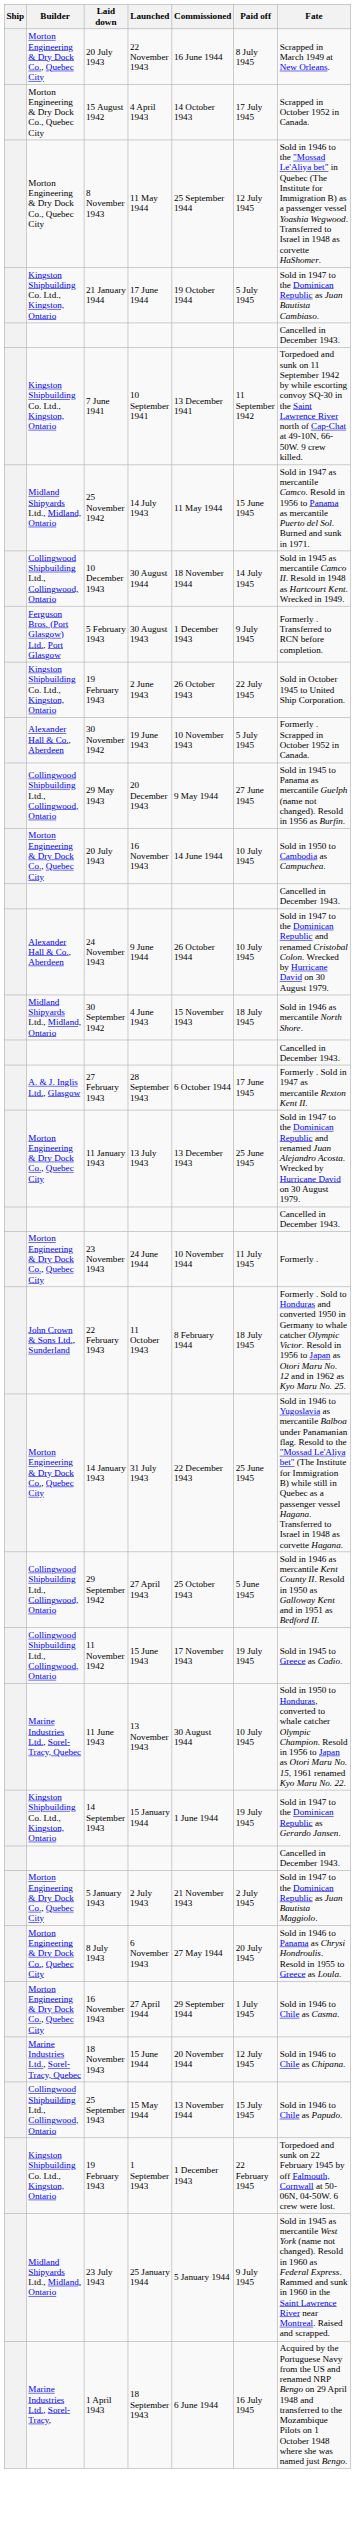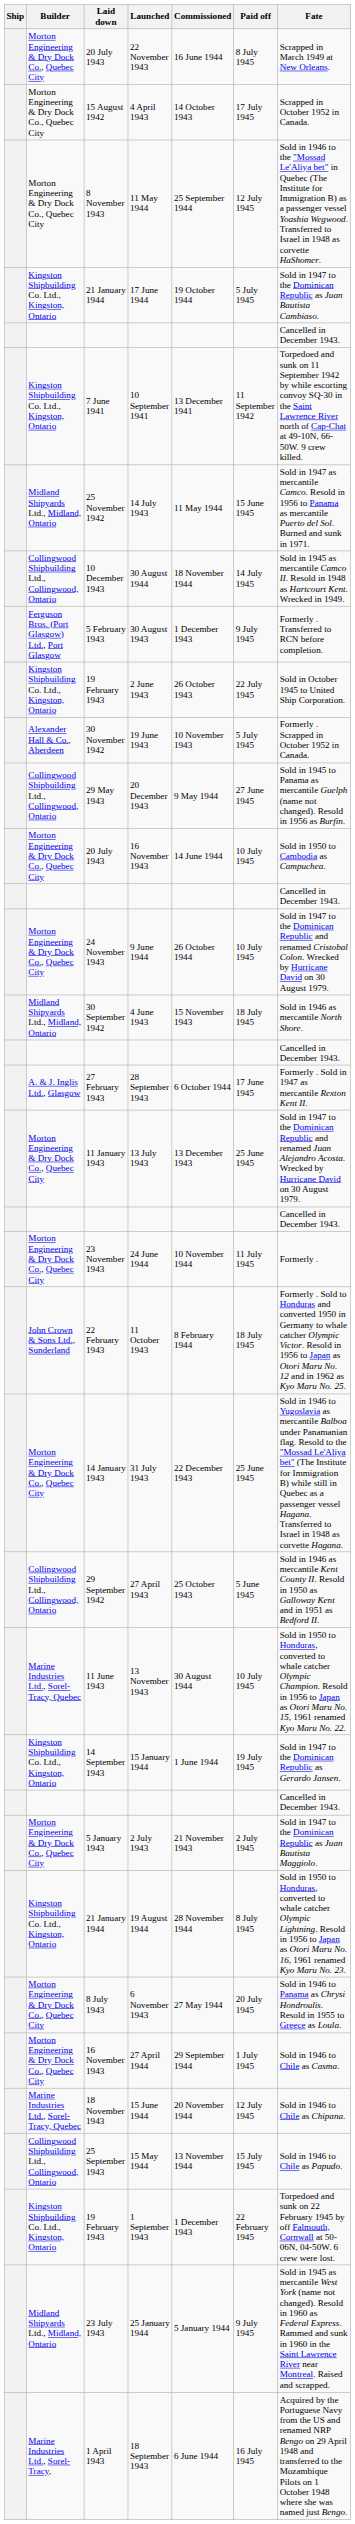(50, 952) Alexander Hall & Co., Aberdeen -> (51, 952) Morton Engineering & Dry Dock Co., Quebec City
- row: (105, 1655)
+ row: (106, 1924)
